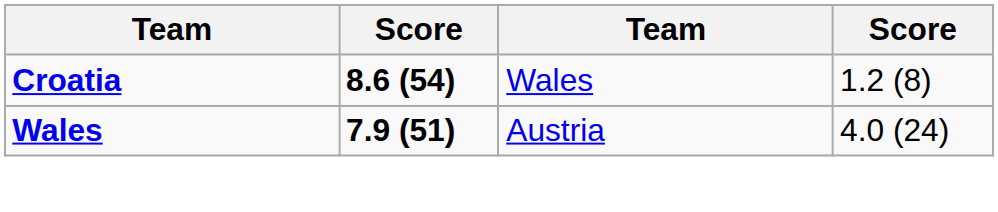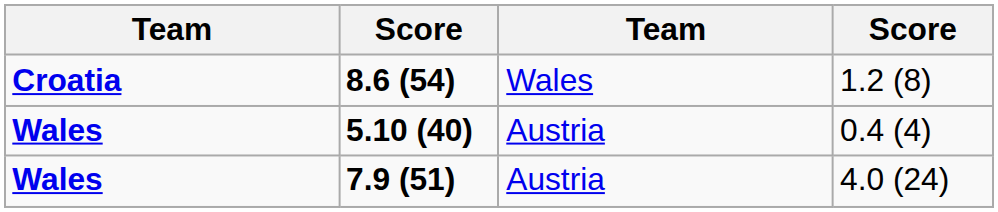+ row: (409, 130)
